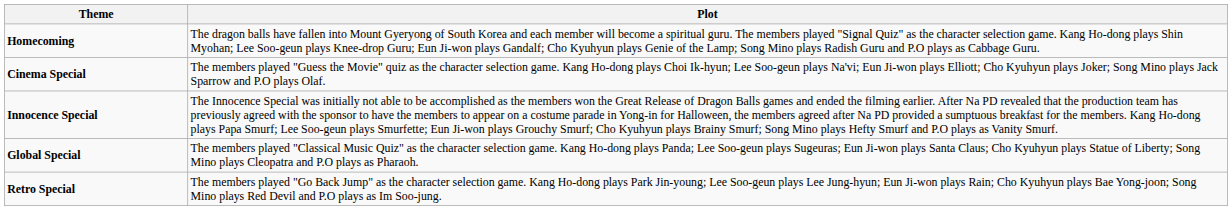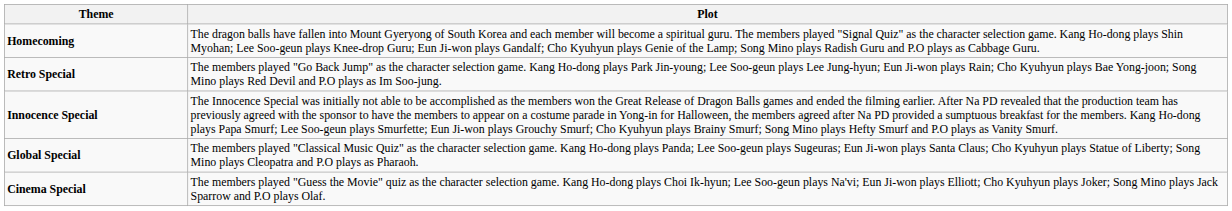rows swapped: (41, 189) <-> (46, 74)
